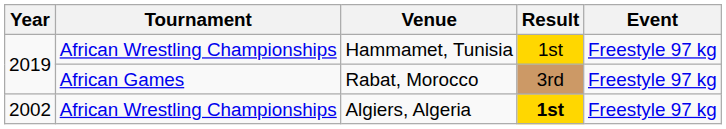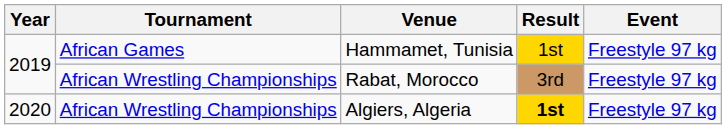(198, 50) African Wrestling Championships -> (122, 50) African Games
(122, 79) African Games -> (198, 79) African Wrestling Championships
(30, 109) 2002 -> (30, 109) 2020
